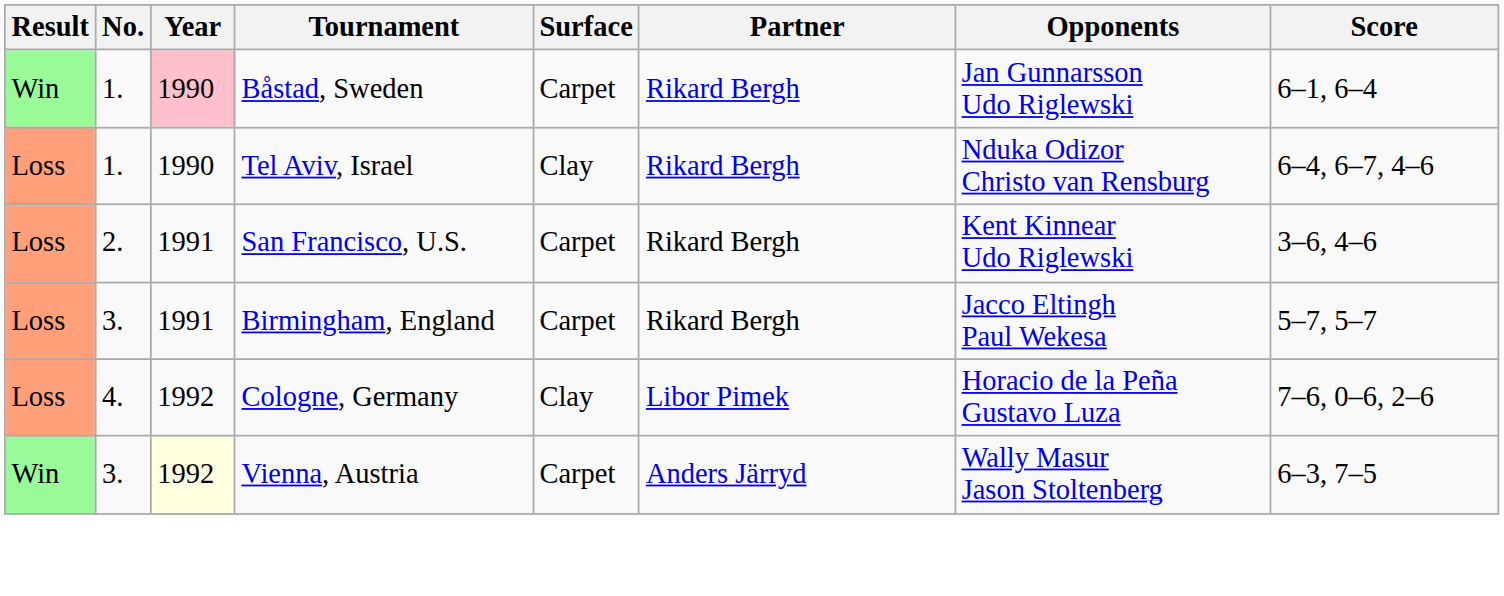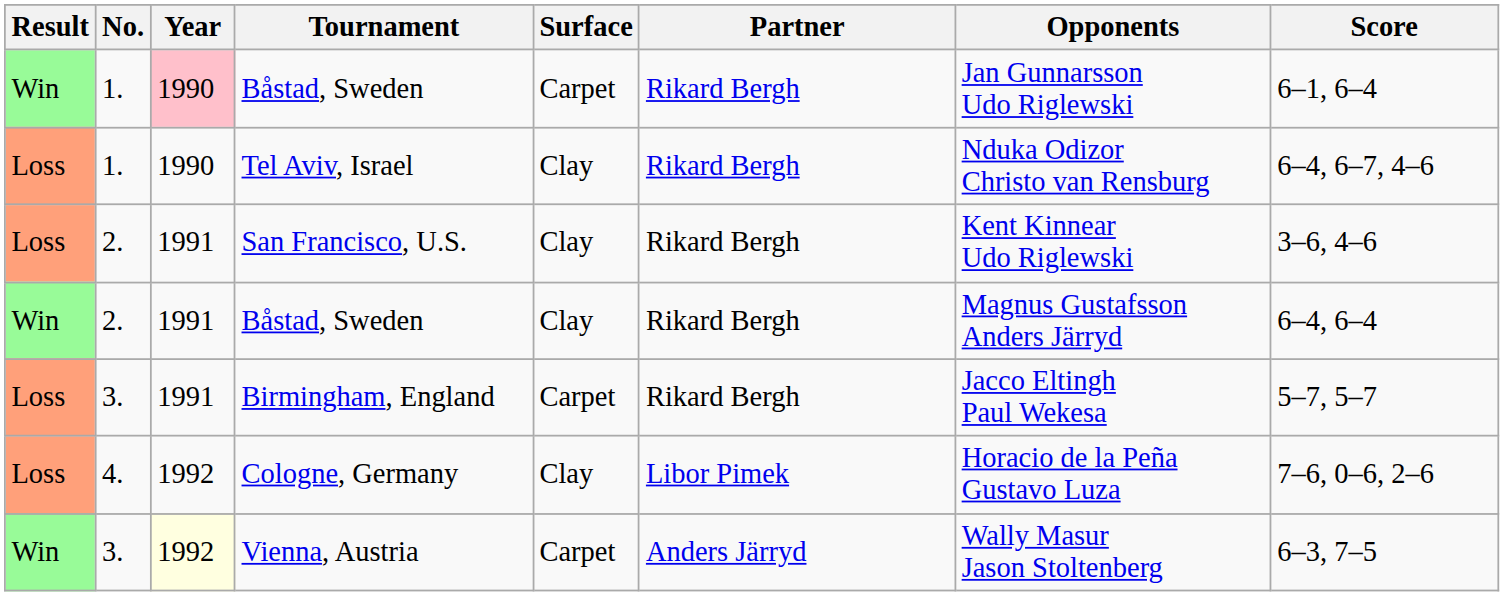(577, 242) Carpet -> (566, 242) Clay
+ row: (113, 319)
